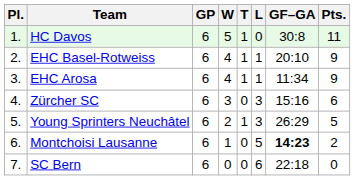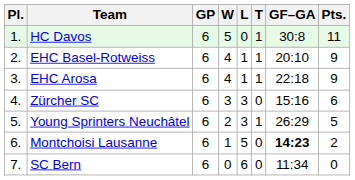columns swapped: (244, 15) <-> (259, 15)
(292, 79) 11:34 -> (292, 79) 22:18
(292, 164) 22:18 -> (292, 164) 11:34
